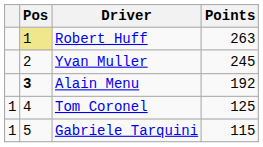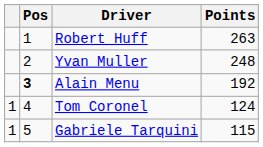(27, 39) khaki background -> (27, 39) no background
(243, 62) 245 -> (243, 62) 248
(243, 108) 125 -> (243, 108) 124
